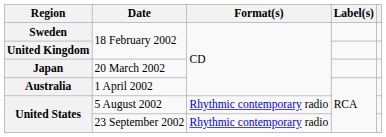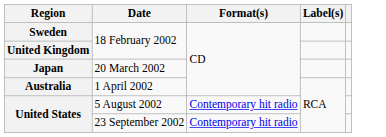(259, 104) Rhythmic contemporary radio -> (244, 104) Contemporary hit radio
(259, 123) Rhythmic contemporary radio -> (244, 123) Contemporary hit radio
